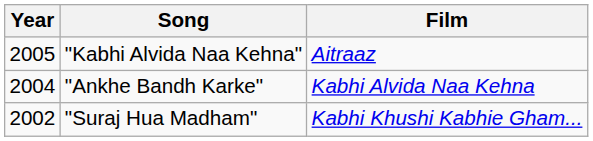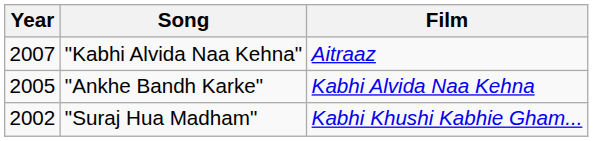(32, 53) 2005 -> (32, 53) 2007
(32, 86) 2004 -> (32, 86) 2005
